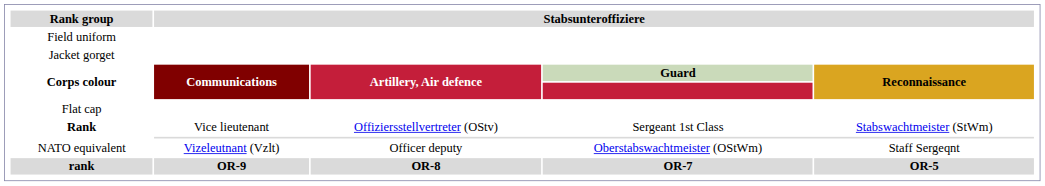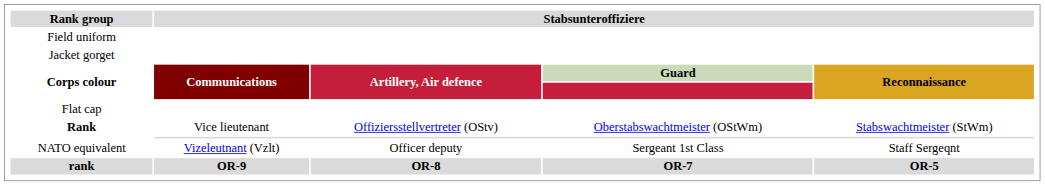(678, 127) Sergeant 1st Class -> (678, 127) Oberstabswachtmeister (OStWm)
(678, 148) Oberstabswachtmeister (OStWm) -> (678, 148) Sergeant 1st Class
